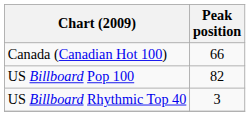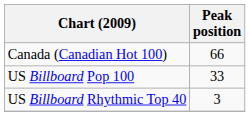(217, 76) 82 -> (217, 76) 33
